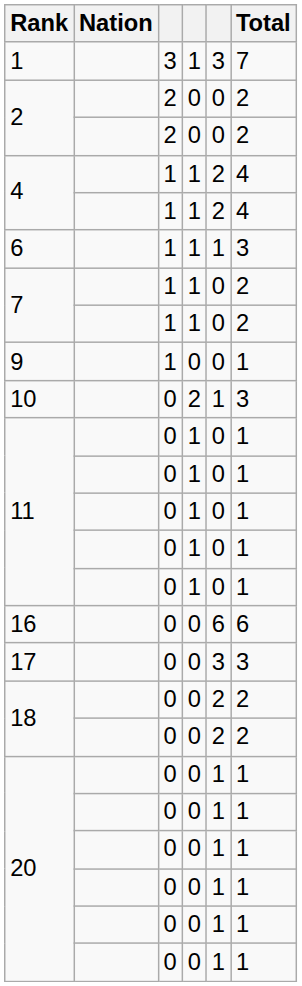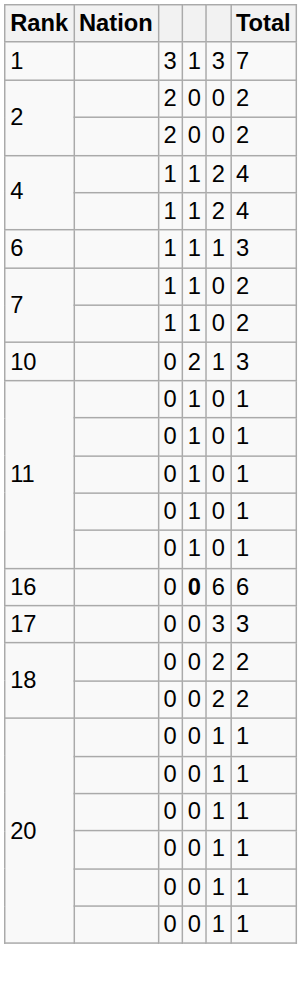- row: (17, 361)
(194, 624) normal -> (194, 586) bold
